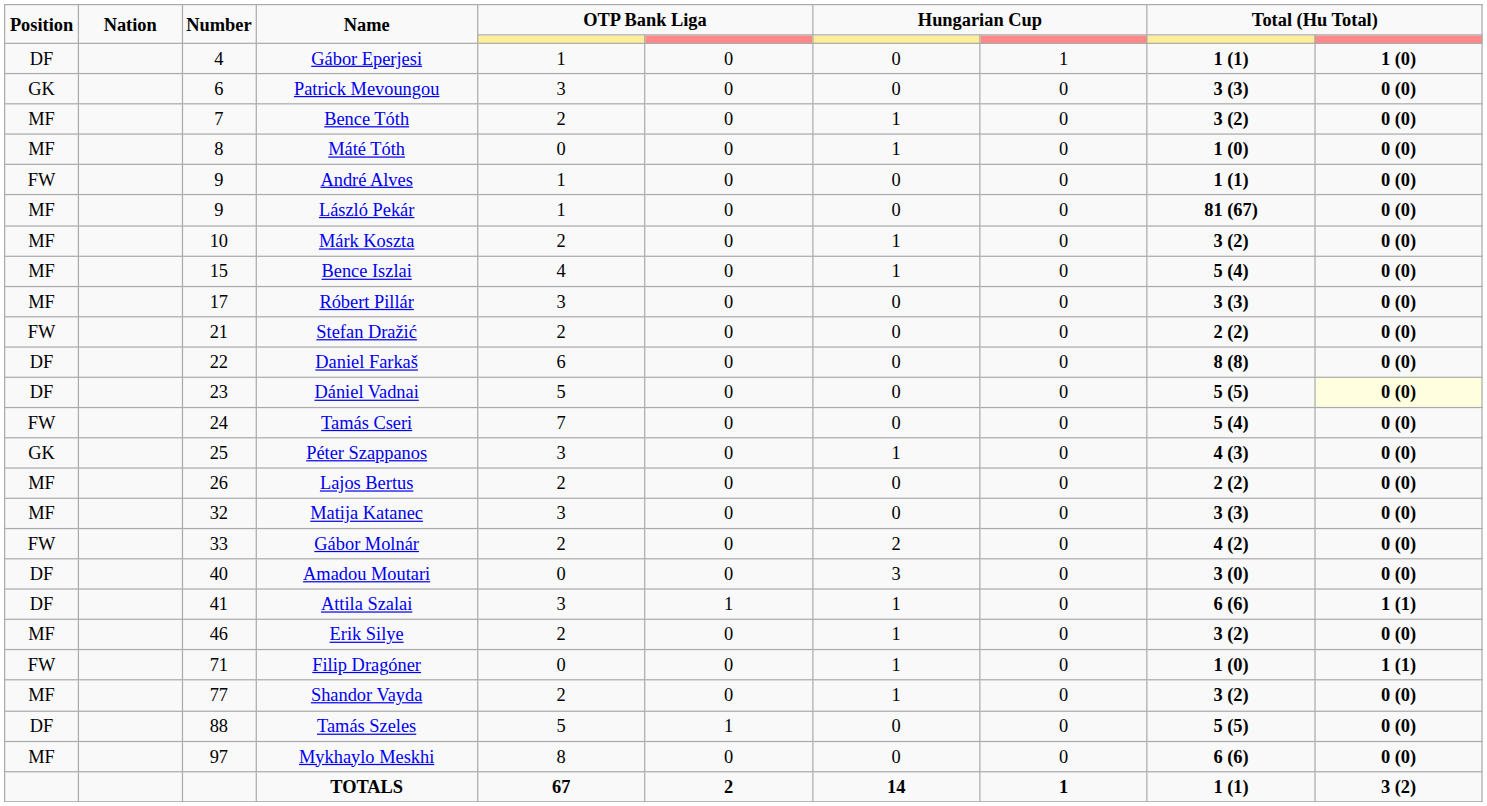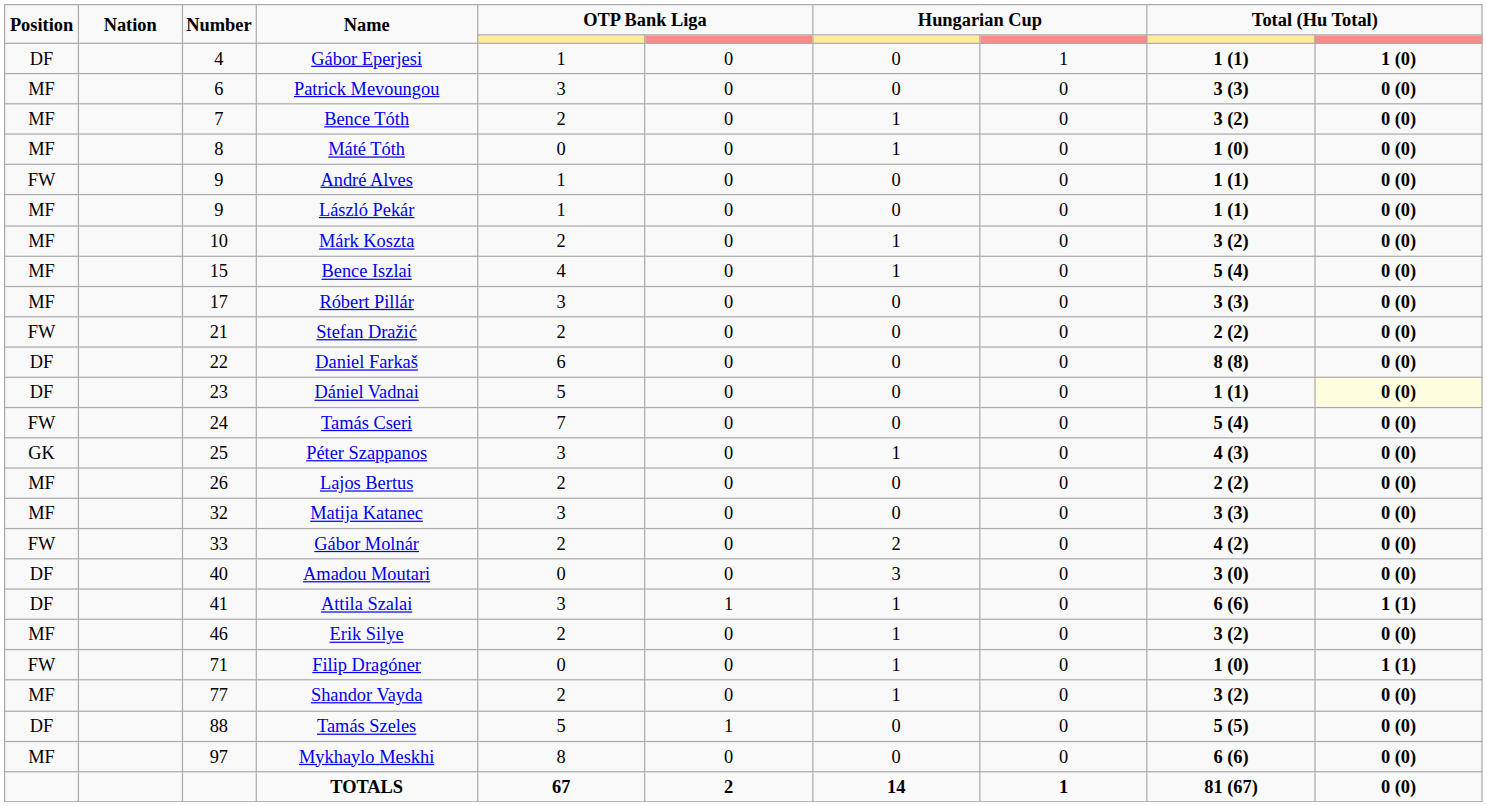(42, 89) GK -> (42, 89) MF
(1231, 210) 81 (67) -> (1231, 210) 1 (1)
(1231, 392) 5 (5) -> (1231, 392) 1 (1)
(1231, 786) 1 (1) -> (1231, 786) 81 (67)
(1399, 786) 3 (2) -> (1399, 786) 0 (0)
